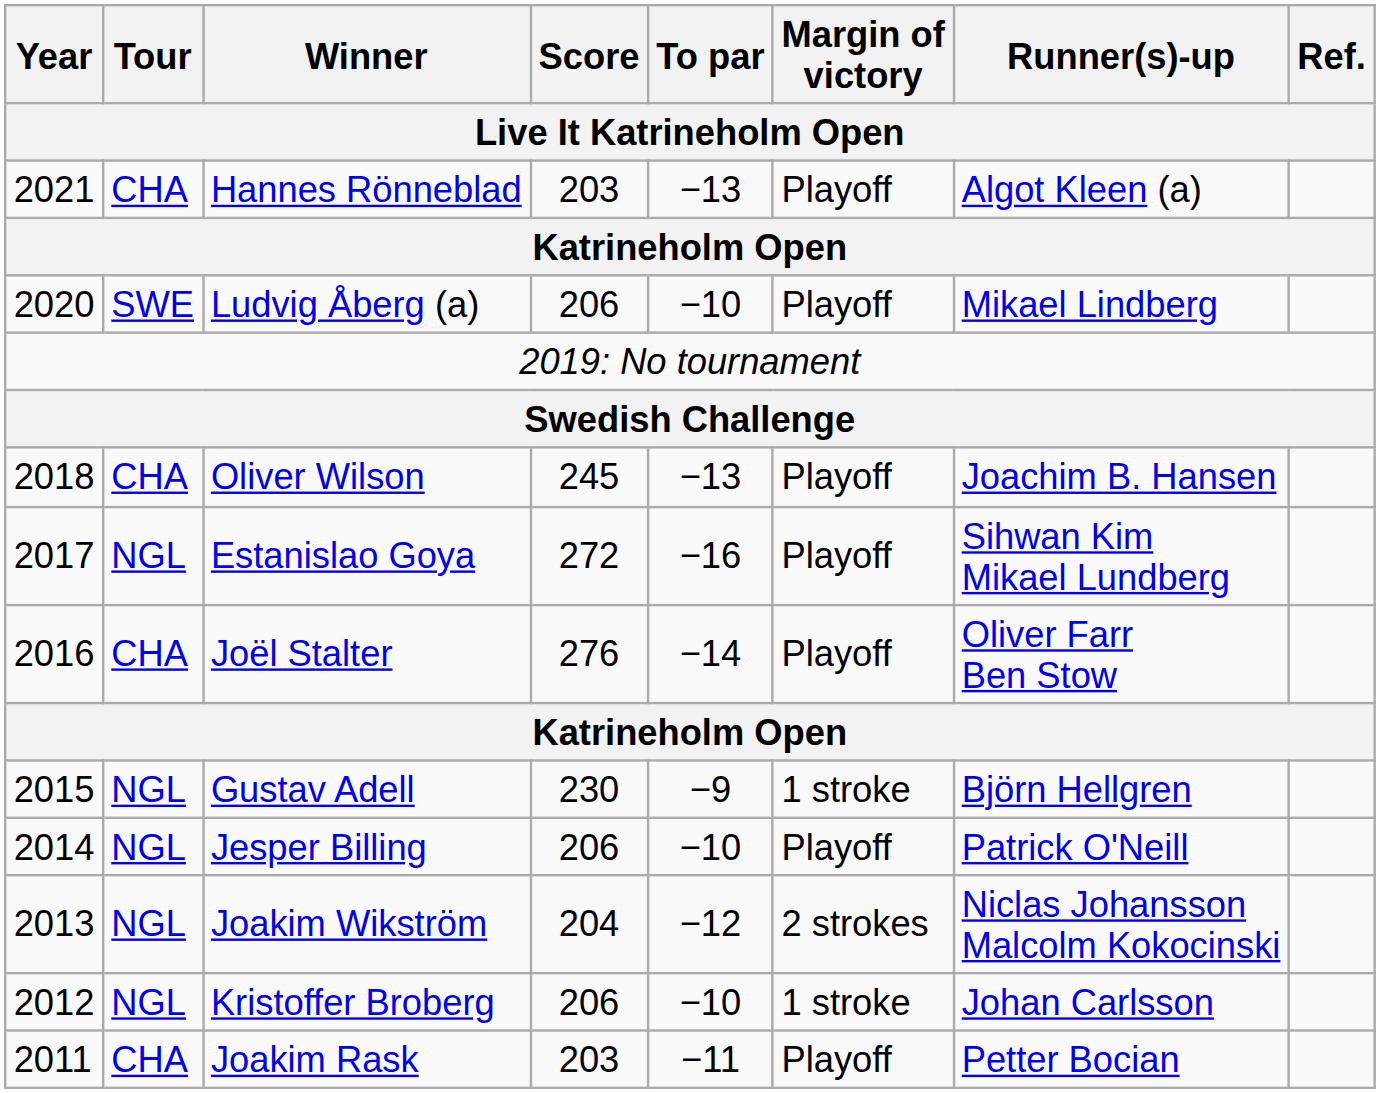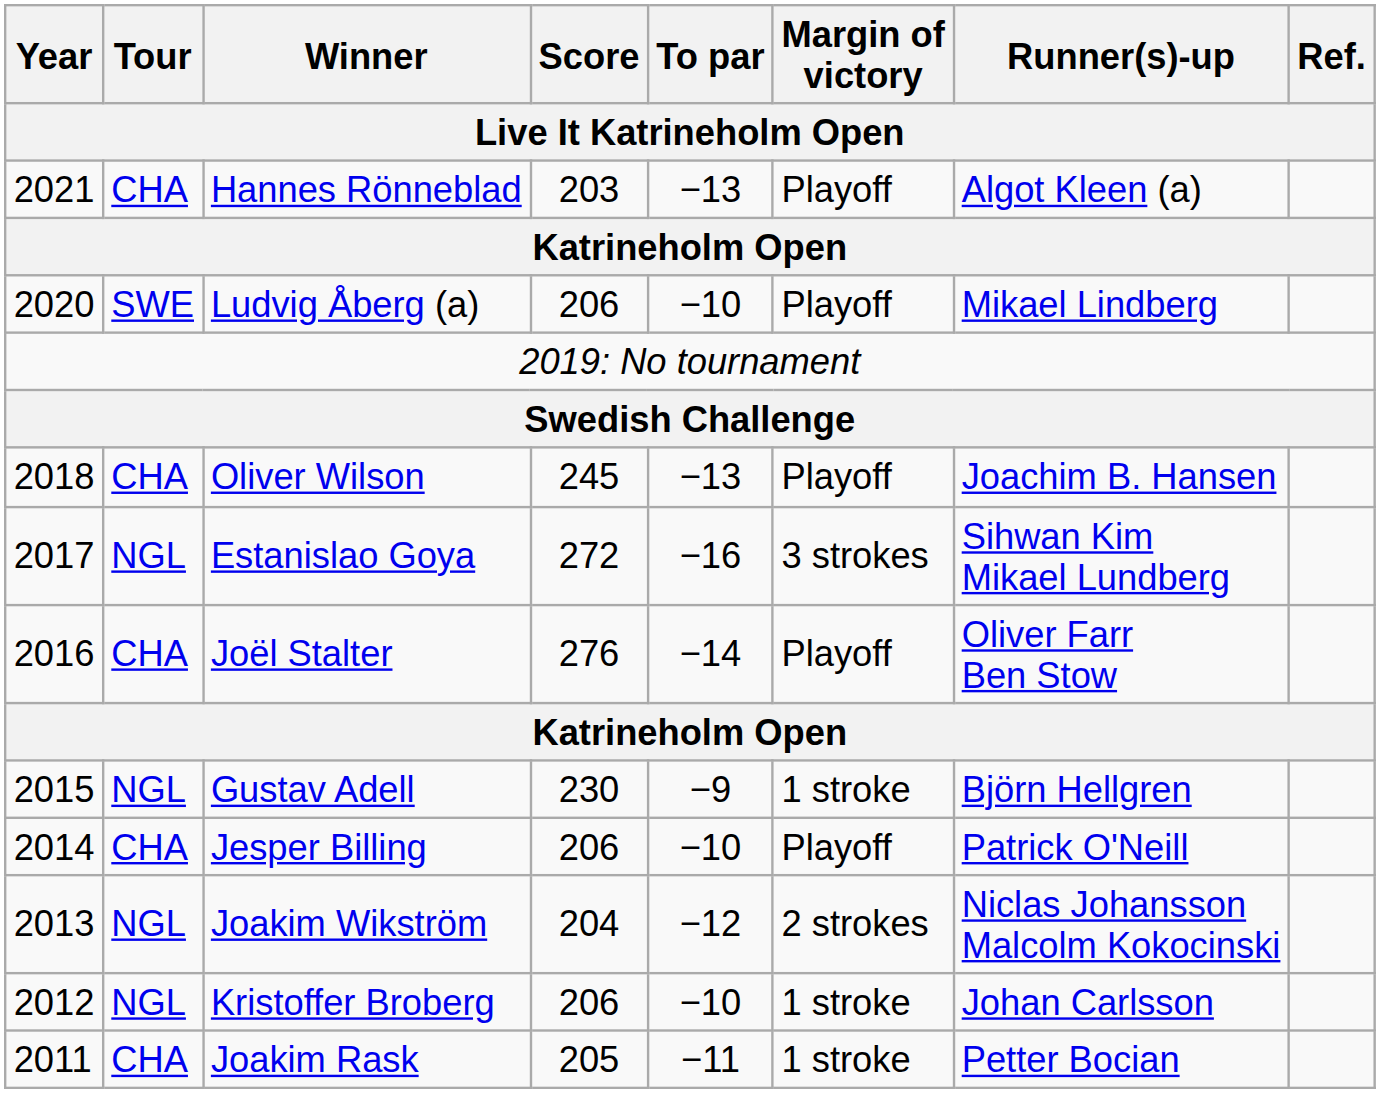(837, 555) Playoff -> (855, 555) 3 strokes
(149, 846) NGL -> (150, 846) CHA
(589, 1059) 203 -> (589, 1059) 205
(837, 1059) Playoff -> (846, 1059) 1 stroke
